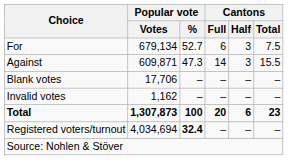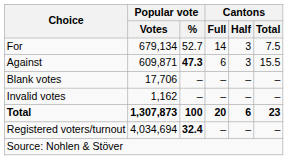(223, 46) 6 -> (220, 46) 14
(192, 63) normal -> (192, 63) bold
(220, 63) 14 -> (223, 63) 6
